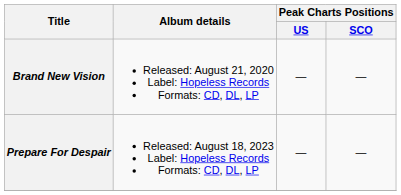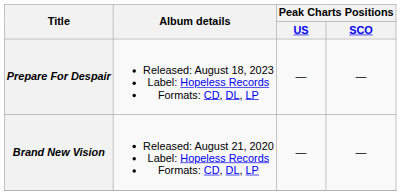rows swapped: (59, 76) <-> (59, 152)
